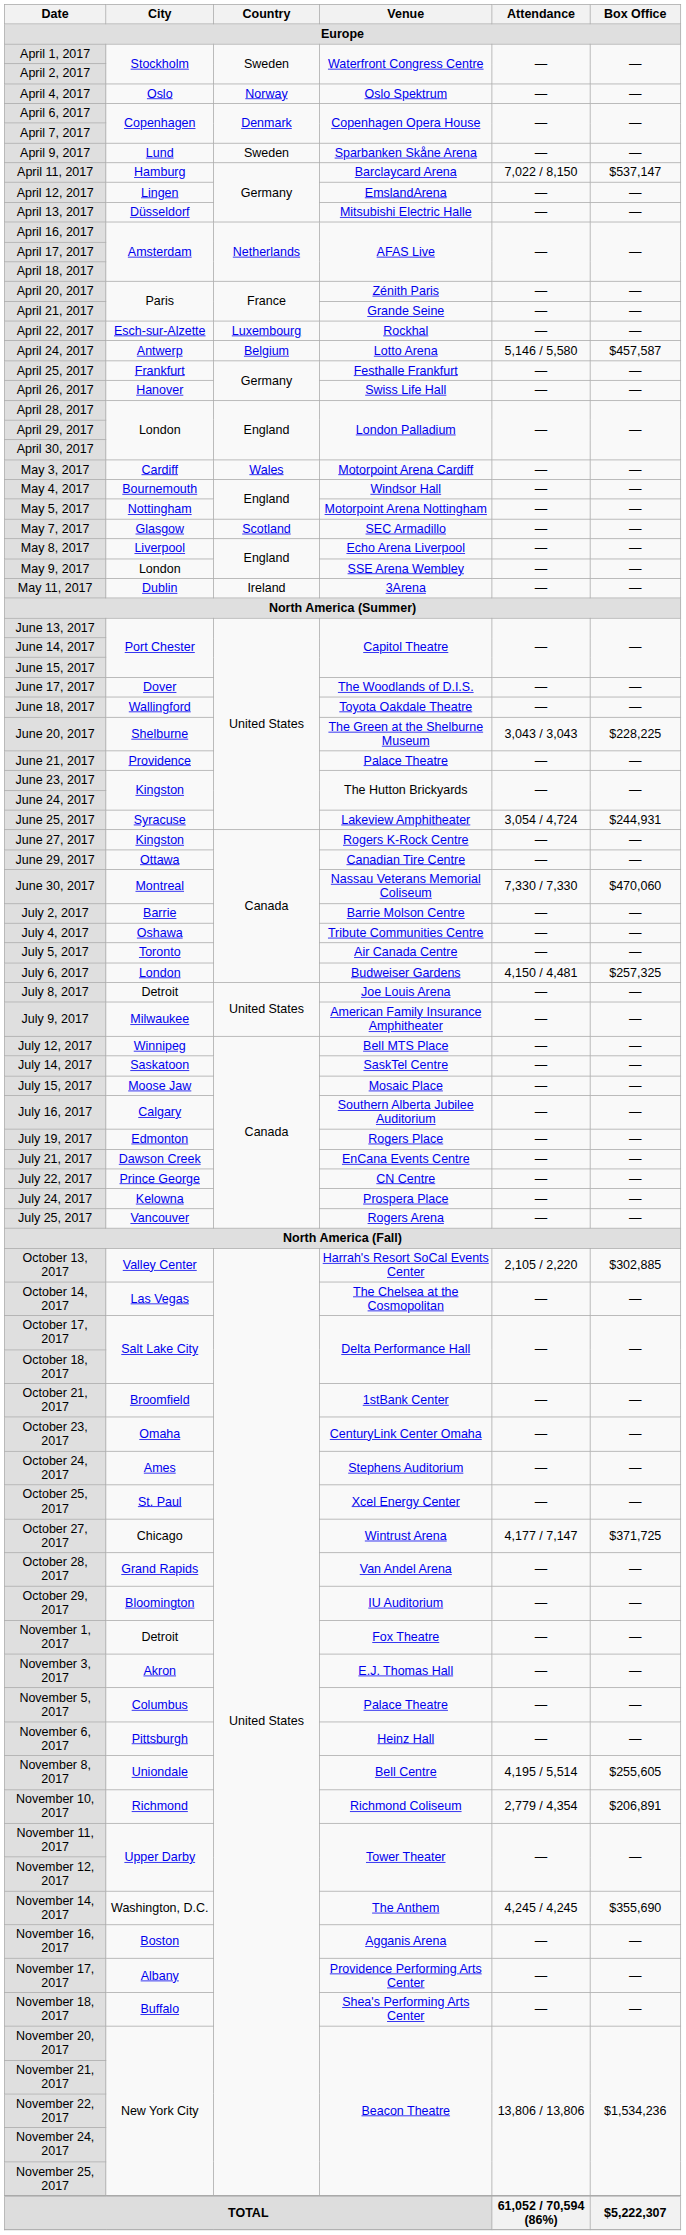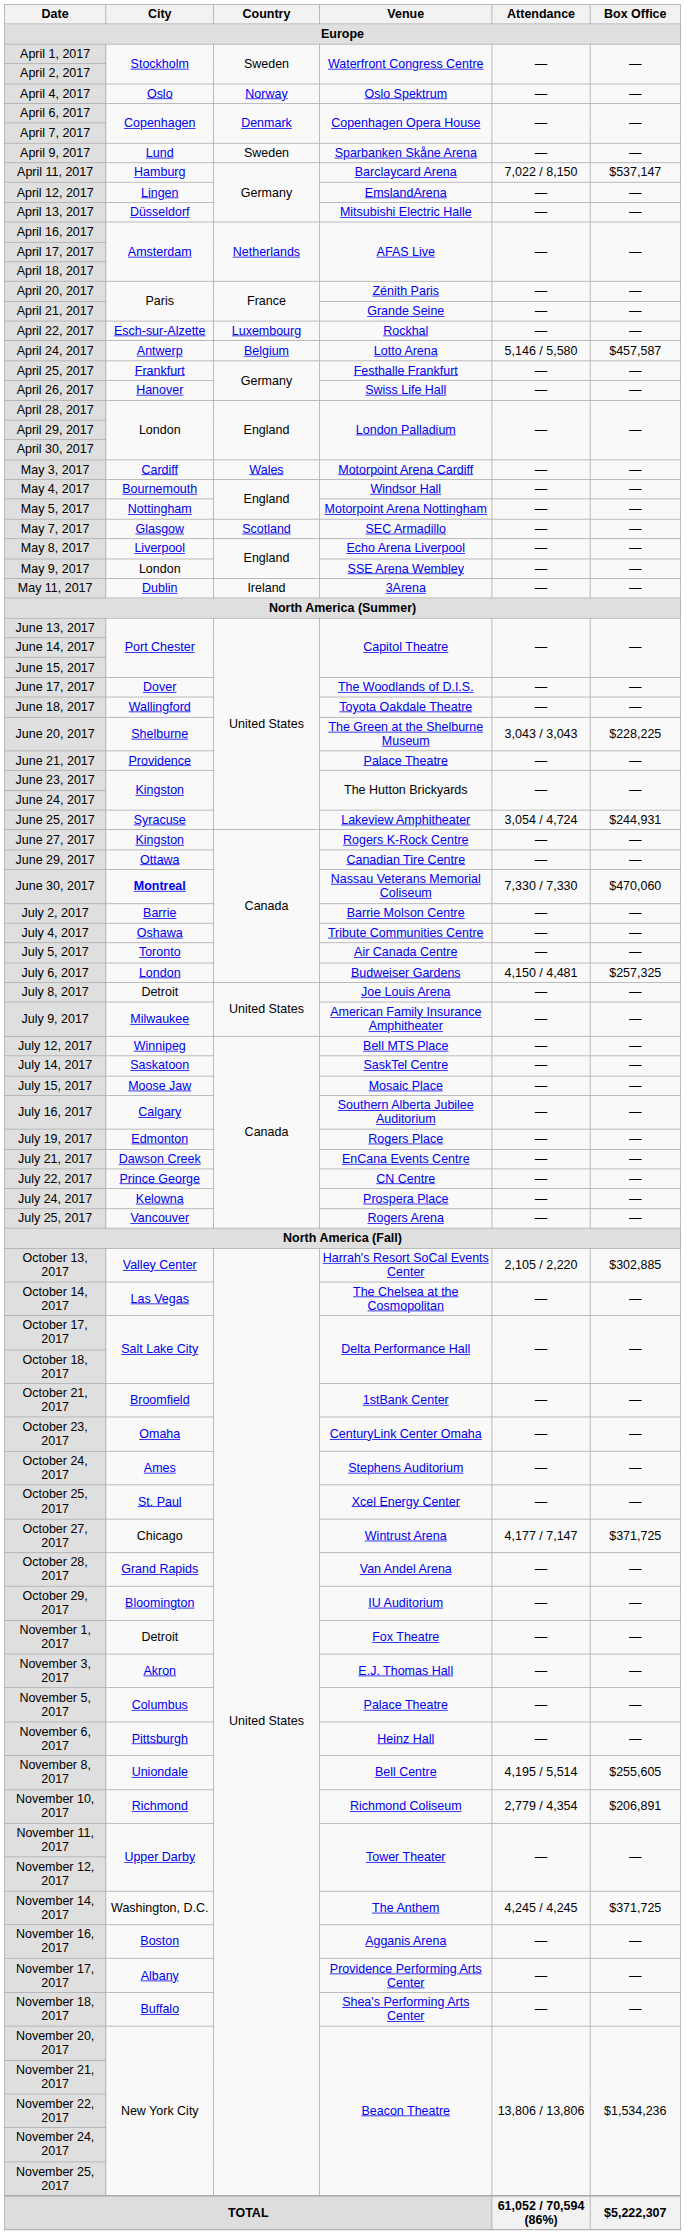(160, 886) normal -> (160, 886) bold
(635, 1907) $355,690 -> (635, 1907) $371,725
